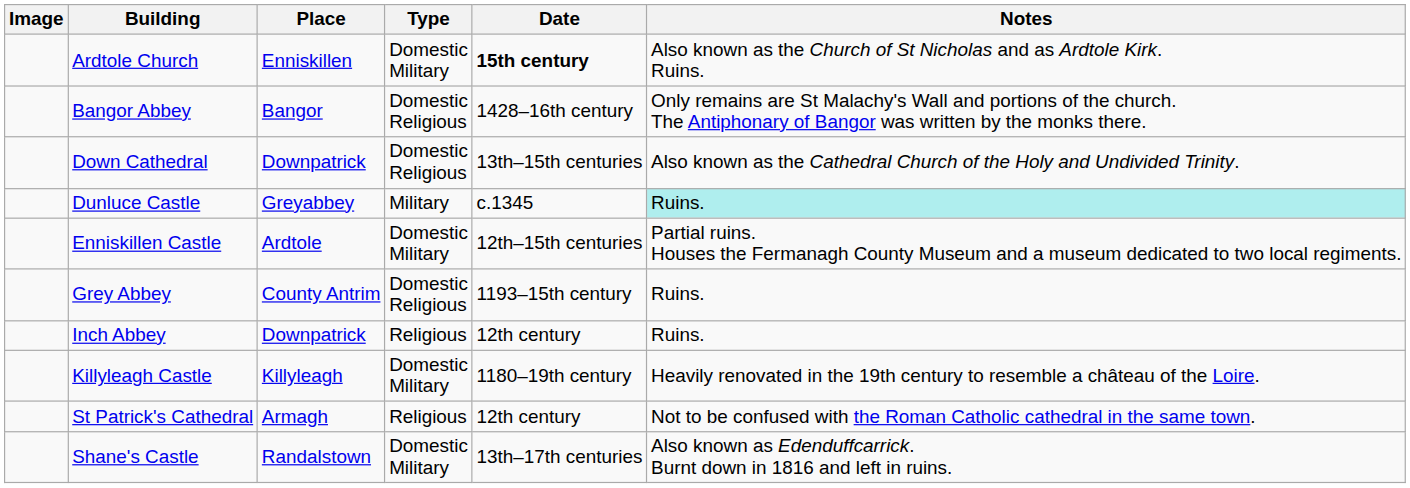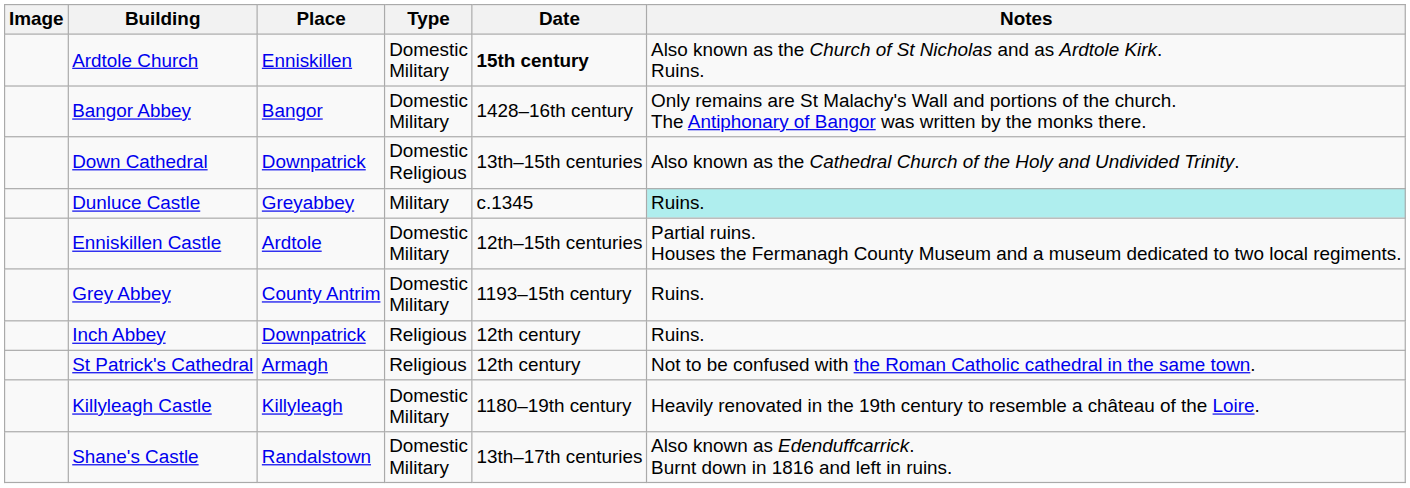(428, 111) Domestic Religious -> (428, 111) Domestic Military
(428, 294) Domestic Religious -> (428, 294) Domestic Military
rows swapped: (142, 375) <-> (163, 416)
